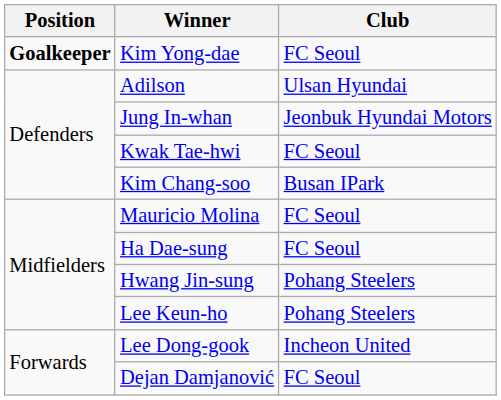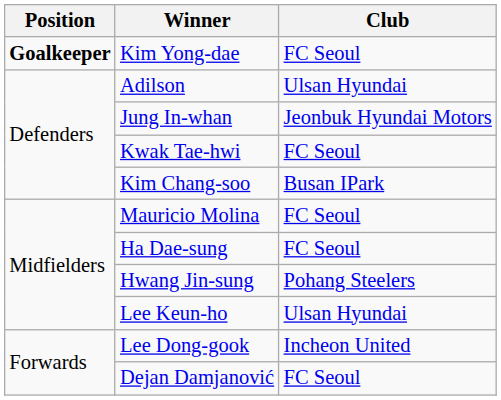(349, 313) Pohang Steelers -> (345, 313) Ulsan Hyundai
